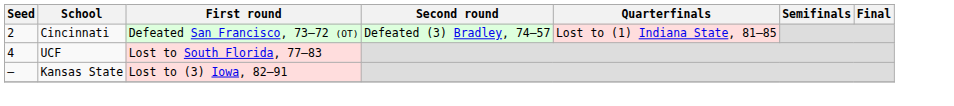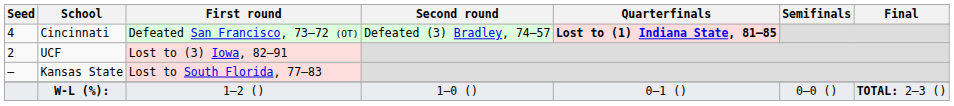(11, 33) 2 -> (11, 33) 4
(666, 33) normal -> (666, 33) bold
(11, 52) 4 -> (11, 52) 2
(225, 52) Lost to South Florida, 77–83 -> (208, 52) Lost to (3) Iowa, 82–91
(208, 72) Lost to (3) Iowa, 82–91 -> (225, 72) Lost to South Florida, 77–83
+ row: (82, 91)
